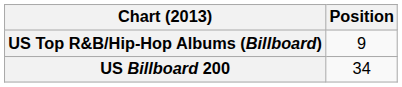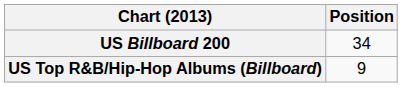rows swapped: (165, 69) <-> (165, 43)
